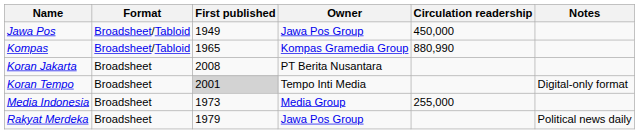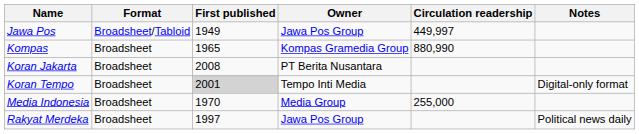(434, 31) 450,000 -> (434, 31) 449,997
(142, 48) Broadsheet/Tabloid -> (123, 48) Broadsheet
(208, 102) 1973 -> (208, 102) 1970
(208, 119) 1979 -> (208, 119) 1997
